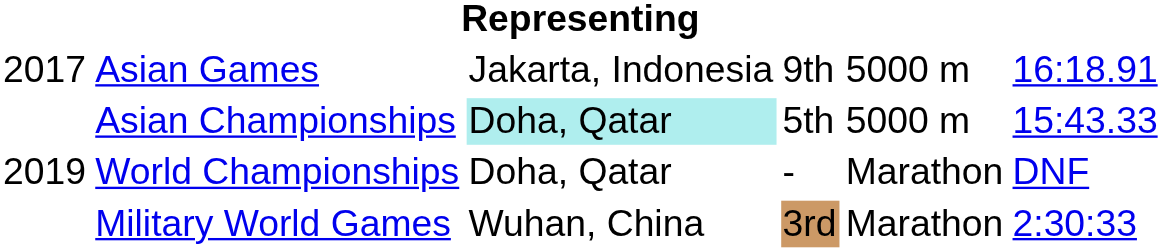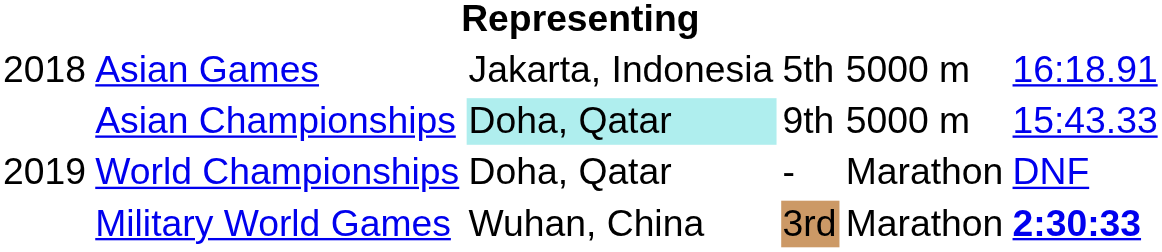(44, 69) 2017 -> (44, 69) 2018
(808, 69) 9th -> (808, 69) 5th
(808, 120) 5th -> (808, 120) 9th
(1075, 223) normal -> (1077, 223) bold
